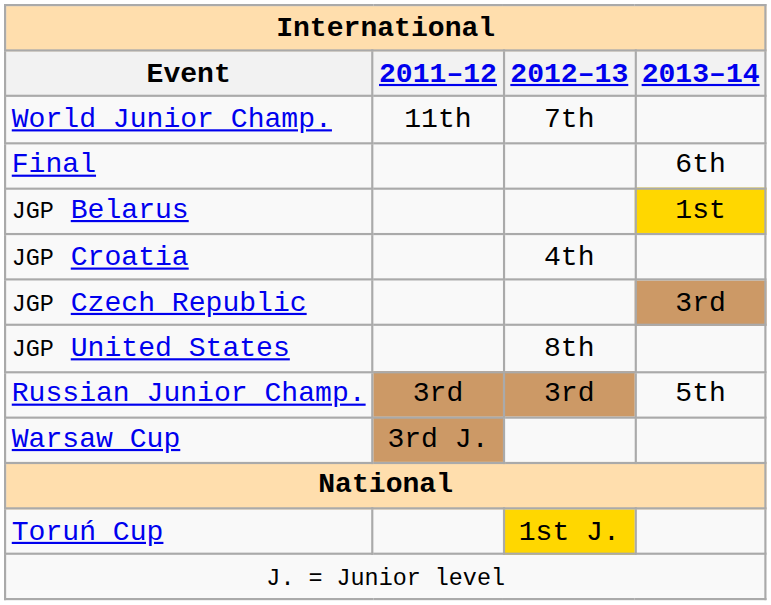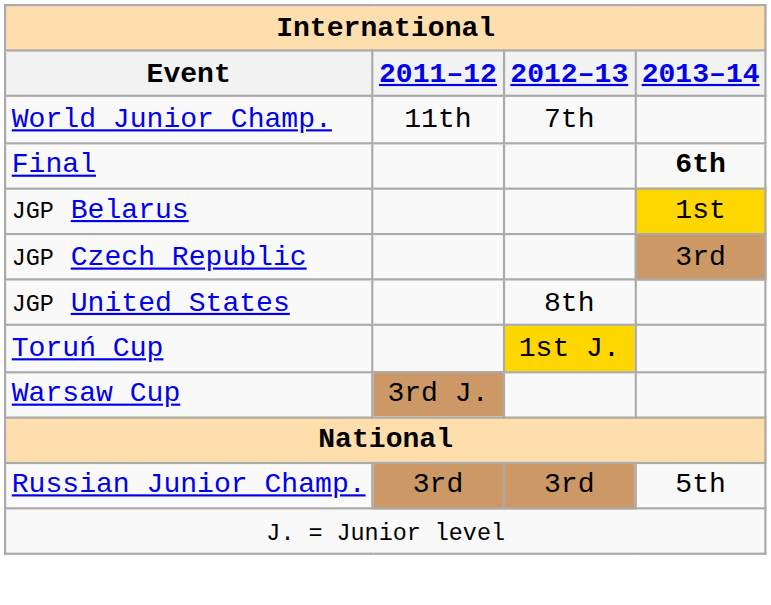(701, 165) normal -> (701, 165) bold
- row: (100, 257)
rows swapped: (88, 531) <-> (189, 394)
